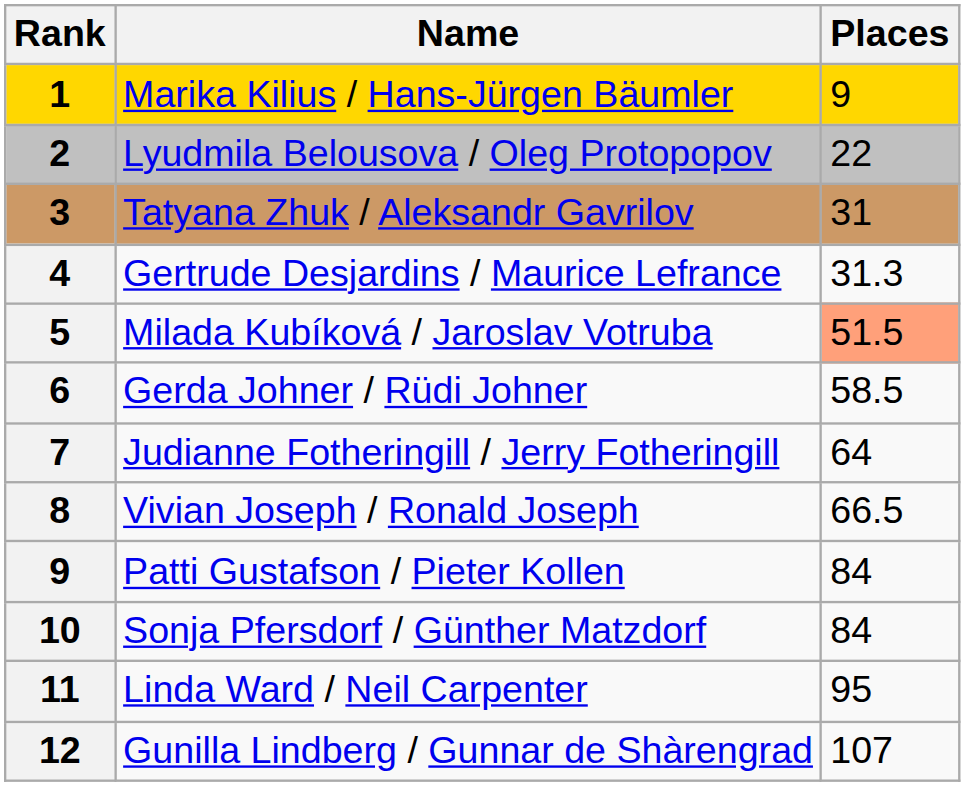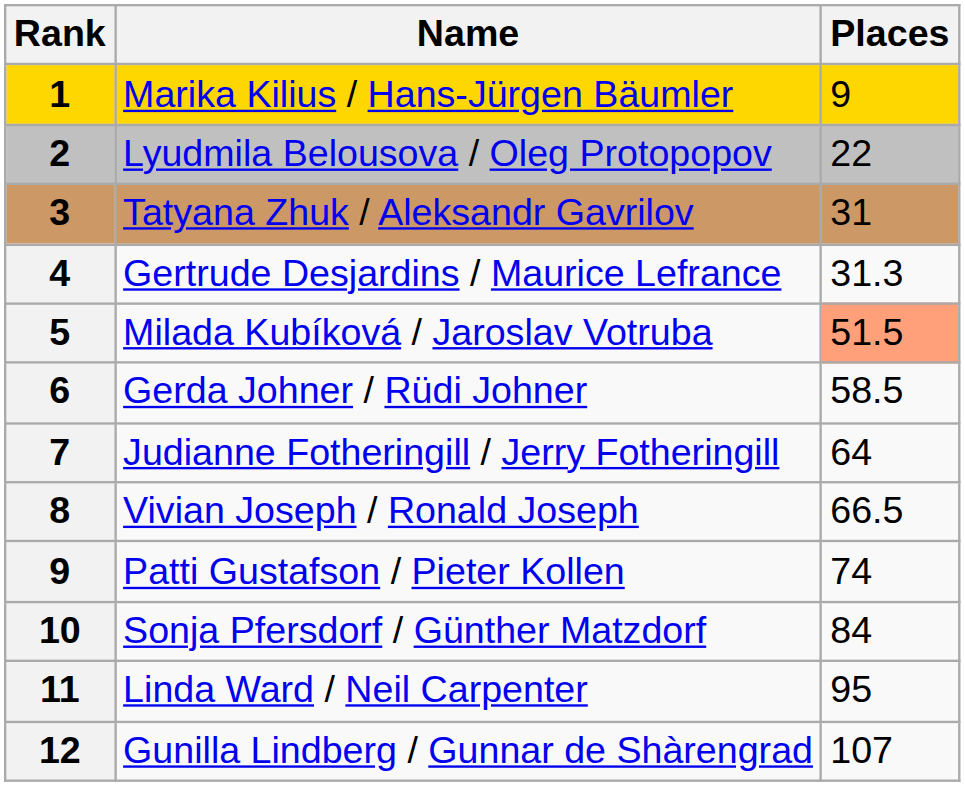(851, 570) 84 -> (851, 570) 74
